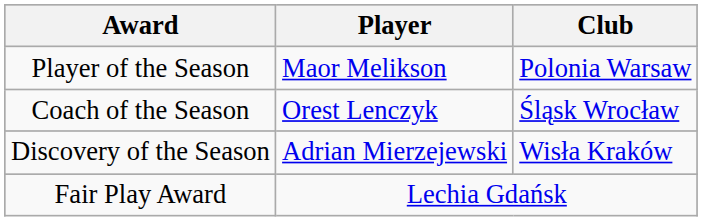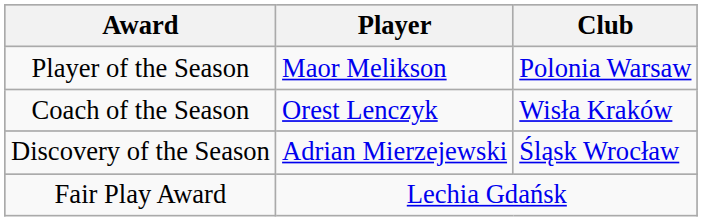(599, 109) Śląsk Wrocław -> (596, 109) Wisła Kraków
(596, 151) Wisła Kraków -> (599, 151) Śląsk Wrocław
